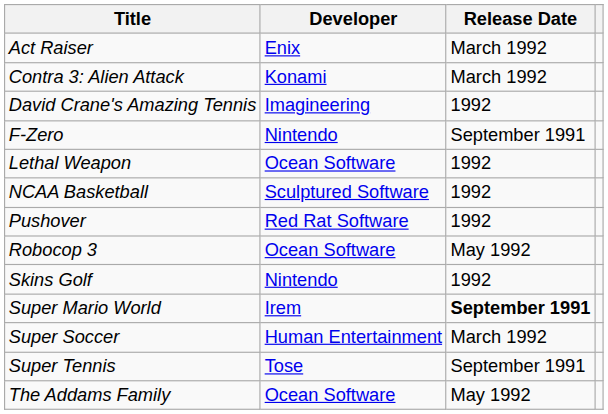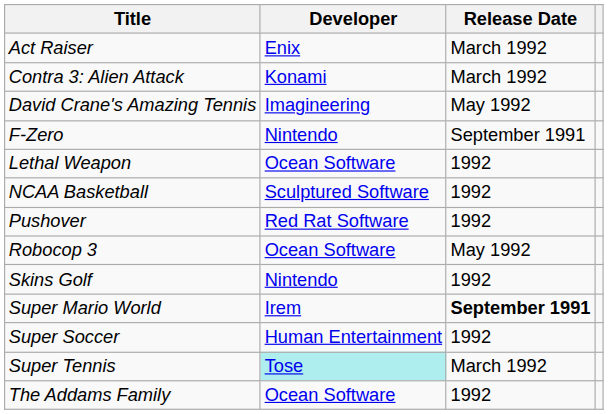(471, 105) 1992 -> (491, 105) May 1992
(499, 337) March 1992 -> (471, 337) 1992
(284, 366) no background -> (284, 366) paleturquoise background
(518, 366) September 1991 -> (499, 366) March 1992
(491, 395) May 1992 -> (471, 395) 1992
